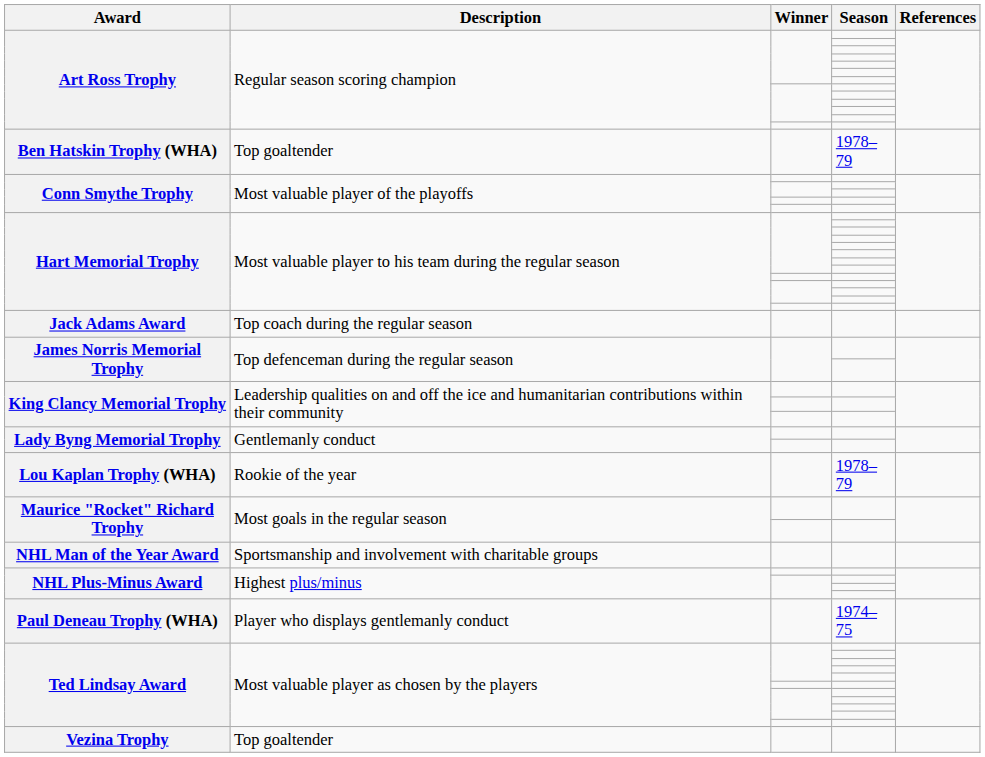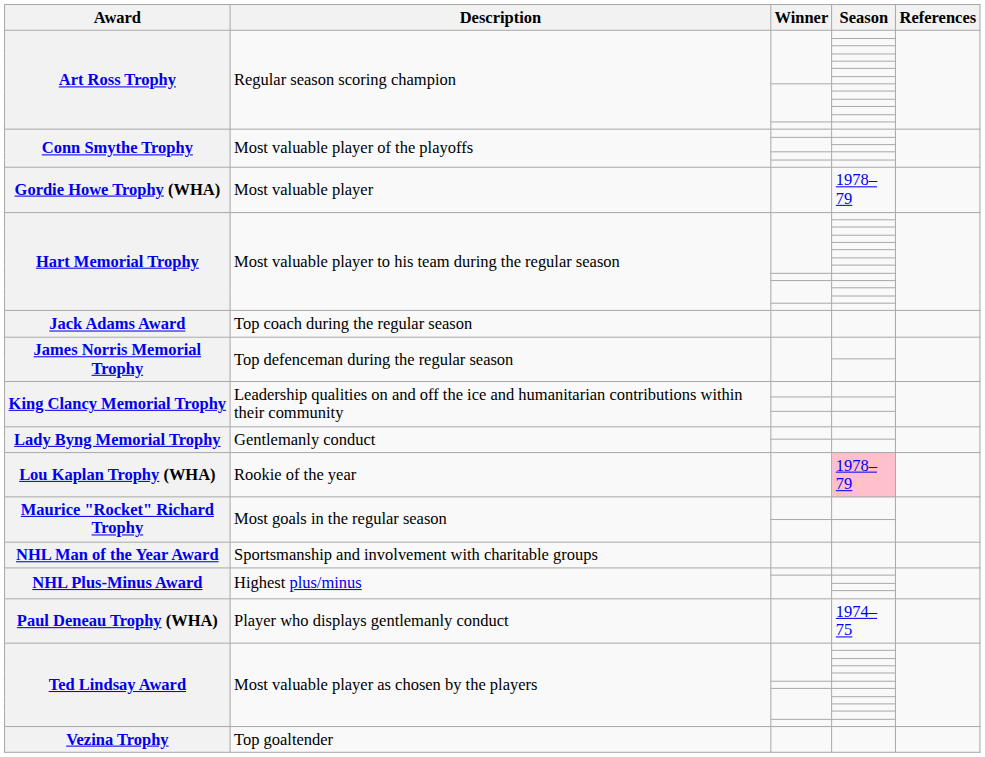- row: (117, 151)
+ row: (117, 189)
(856, 474) no background -> (856, 474) pink background
